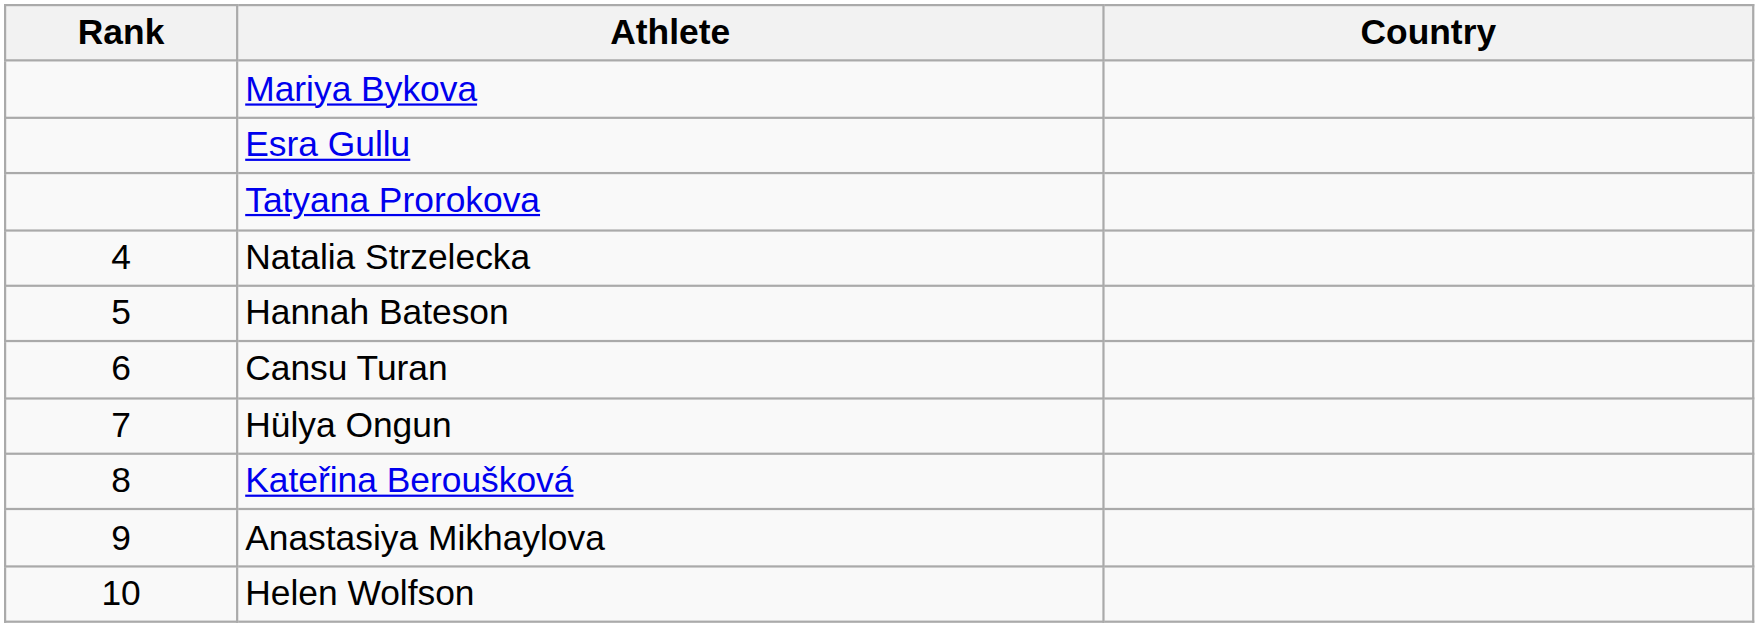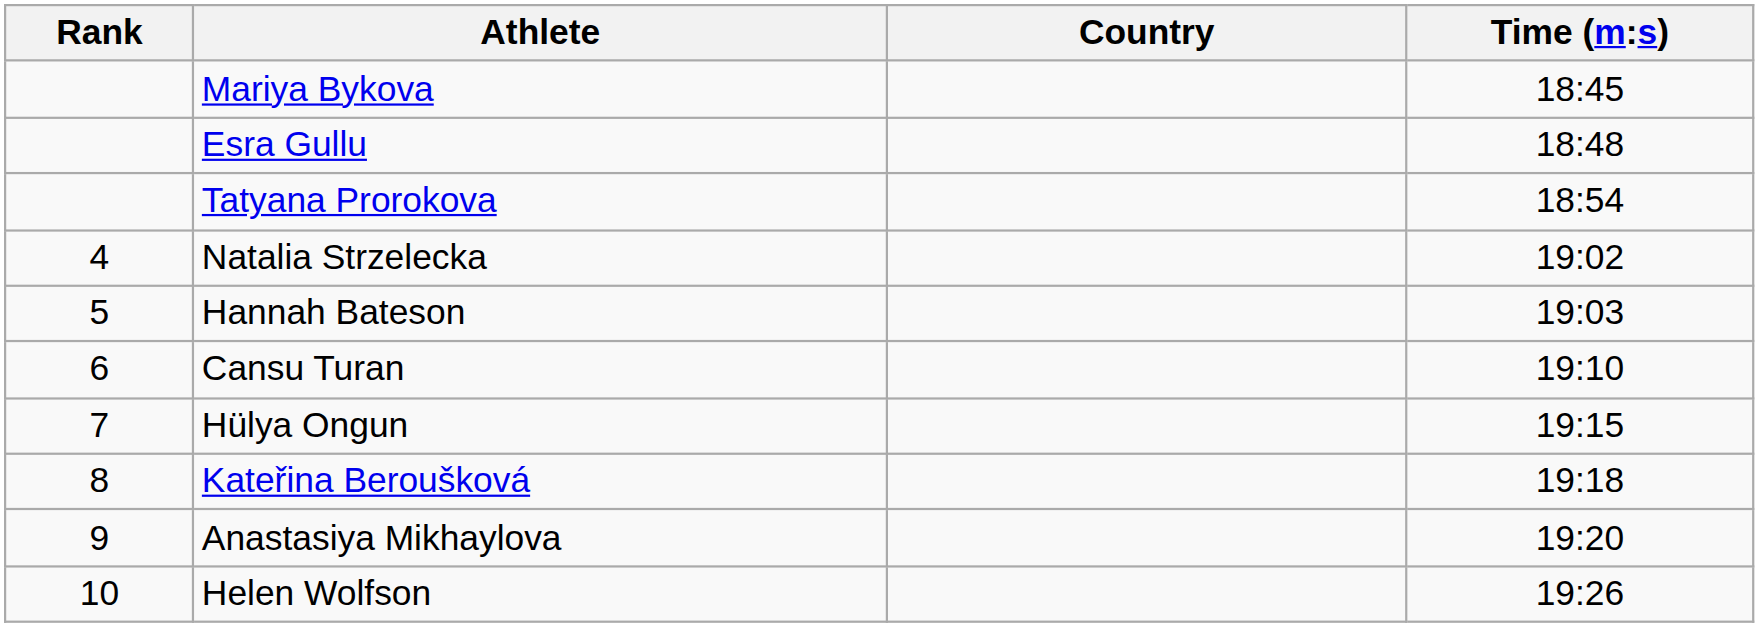+ column: (1580, 32)
